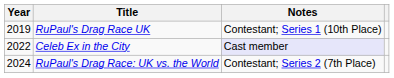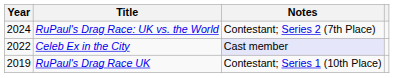rows swapped: (93, 30) <-> (127, 64)
